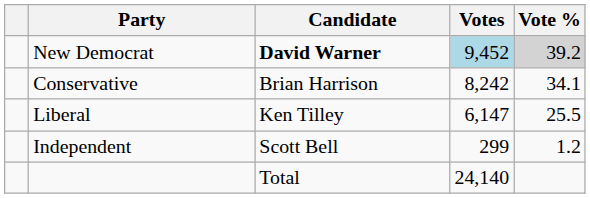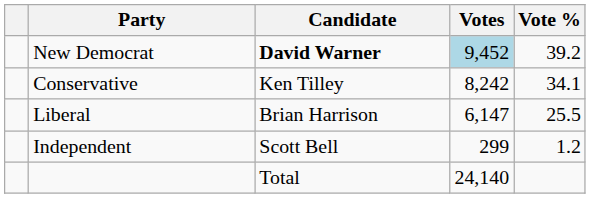(563, 51) lightgrey background -> (563, 51) no background
(319, 83) Brian Harrison -> (302, 83) Ken Tilley
(302, 114) Ken Tilley -> (319, 114) Brian Harrison
